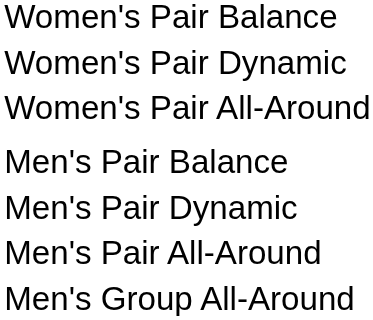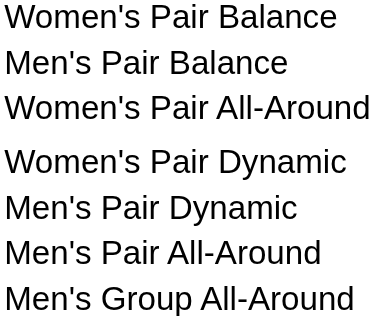rows swapped: (175, 62) <-> (146, 162)
